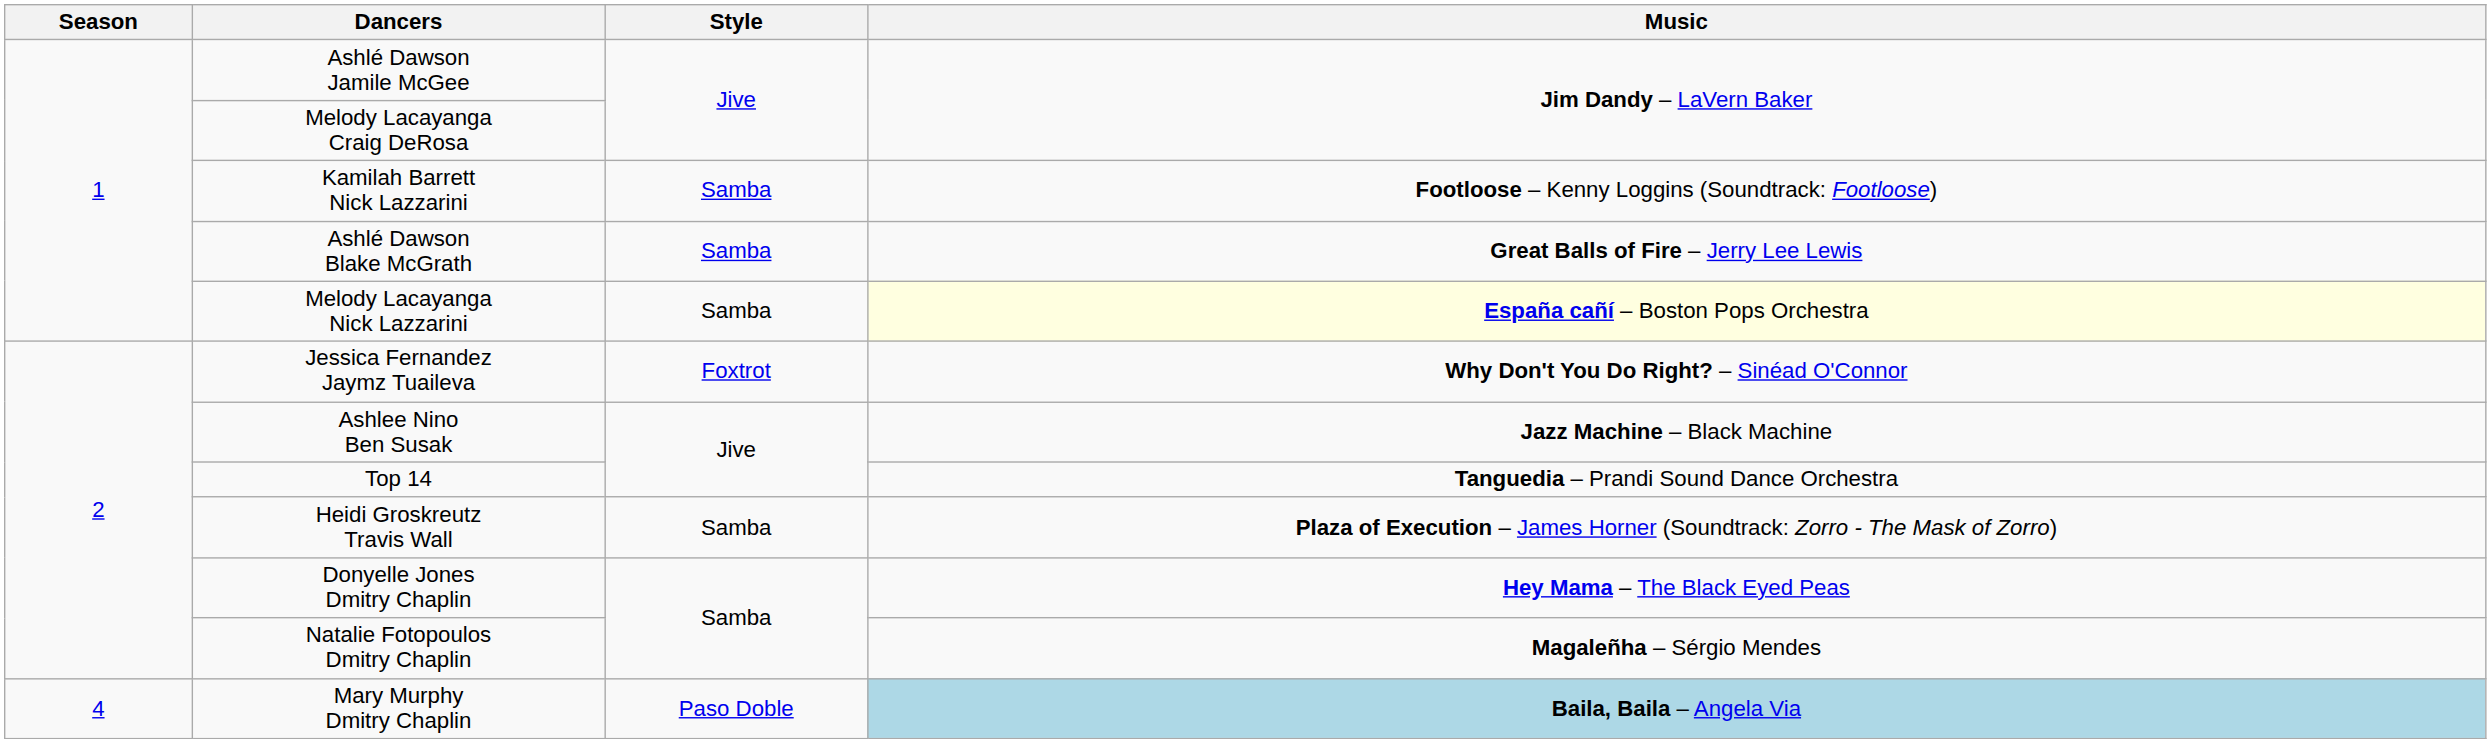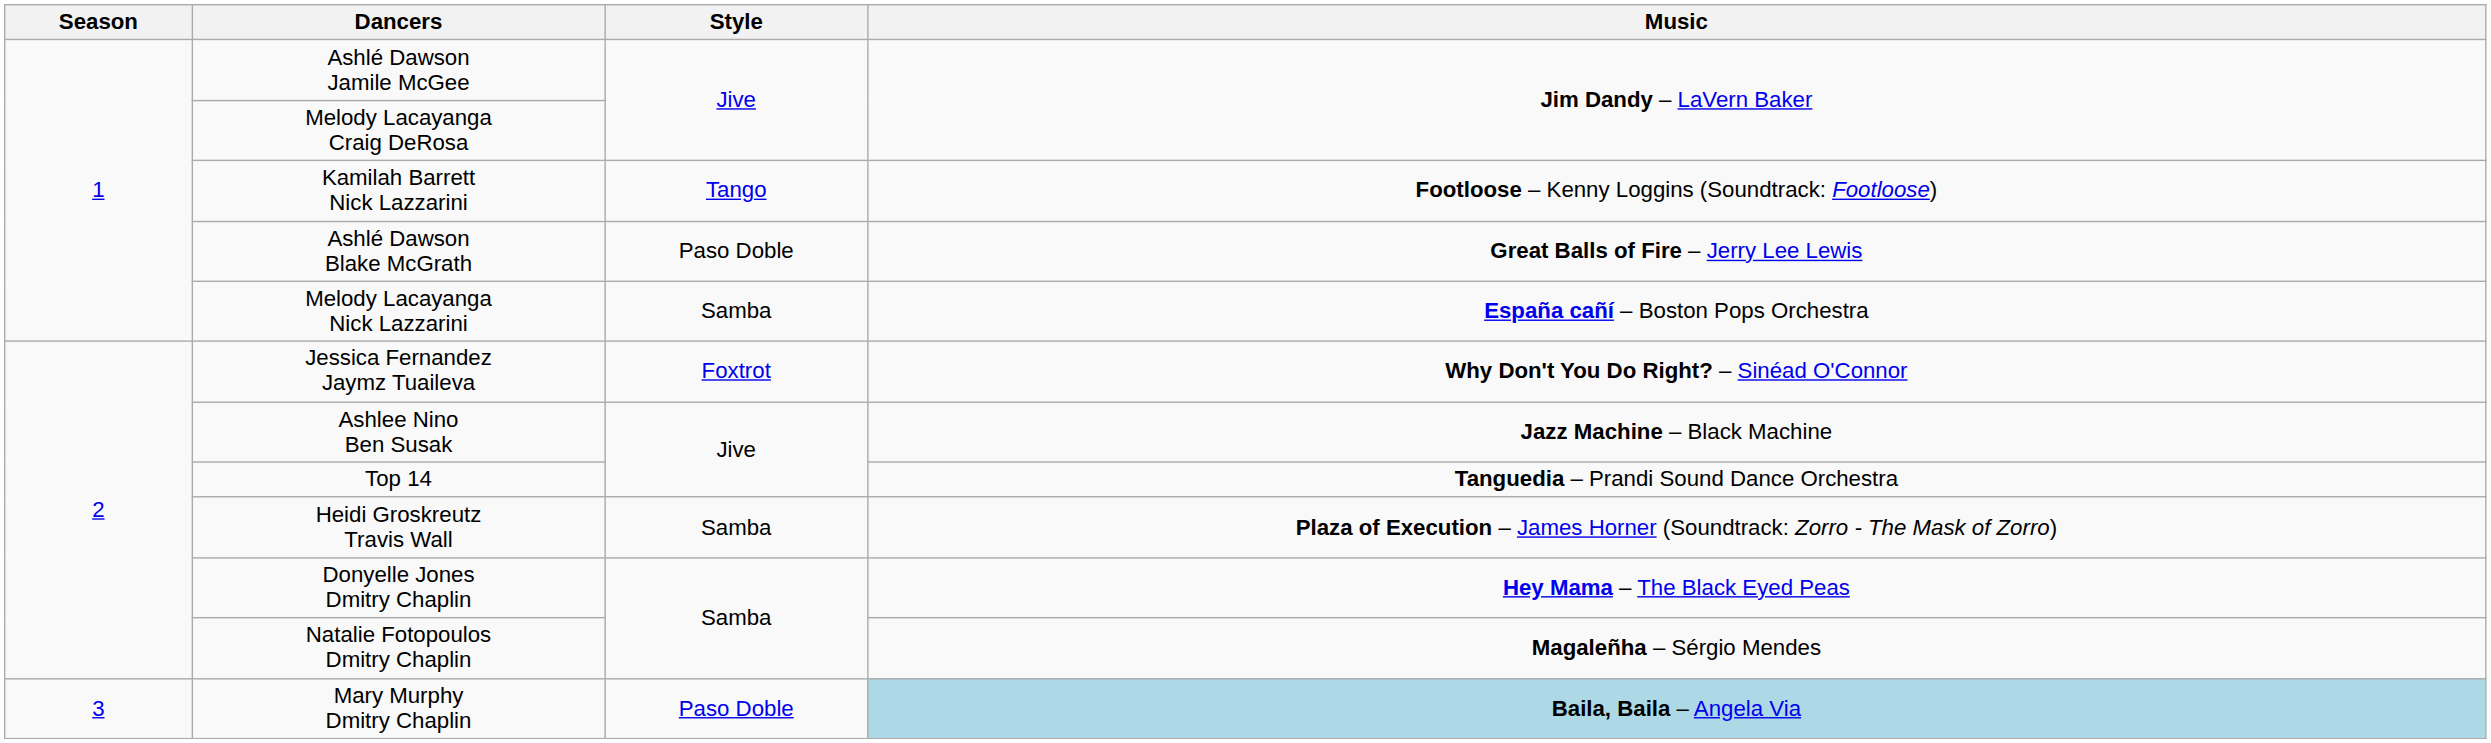(736, 190) Samba -> (736, 190) Tango
(736, 250) Samba -> (736, 250) Paso Doble
(1676, 311) lightyellow background -> (1676, 311) no background
(98, 708) 4 -> (98, 708) 3
